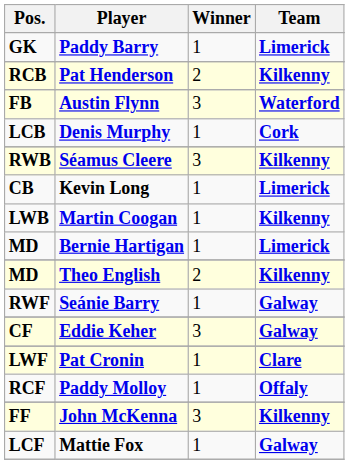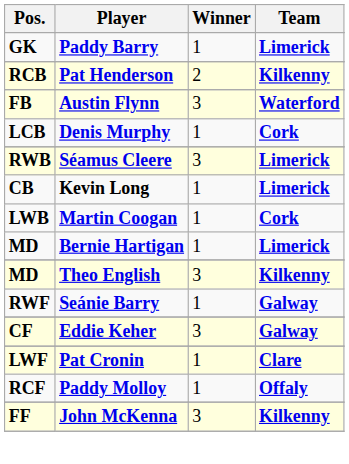(294, 160) Kilkenny -> (294, 160) Limerick
(294, 217) Kilkenny -> (279, 217) Cork
(197, 274) 2 -> (197, 274) 3
- row: (101, 445)
